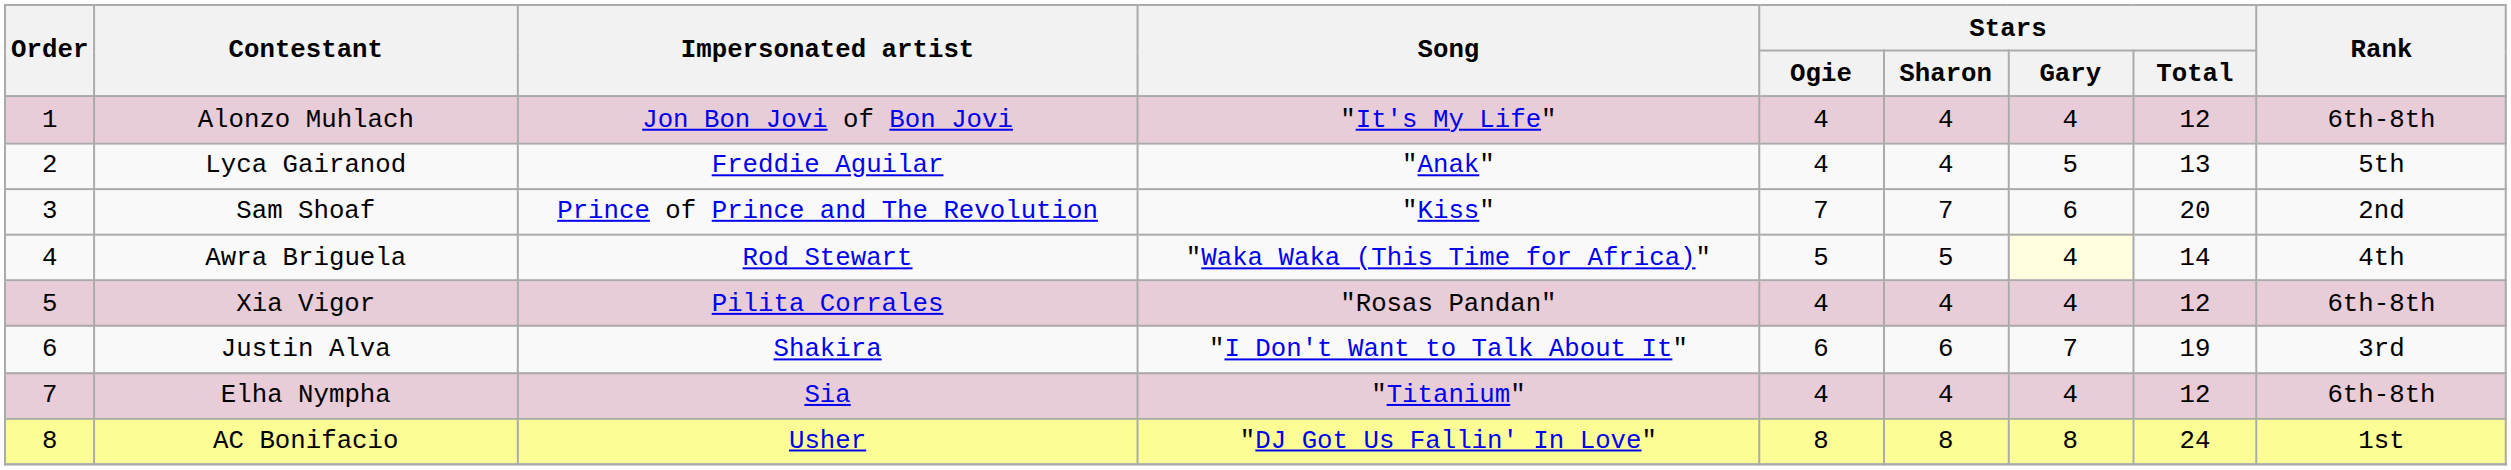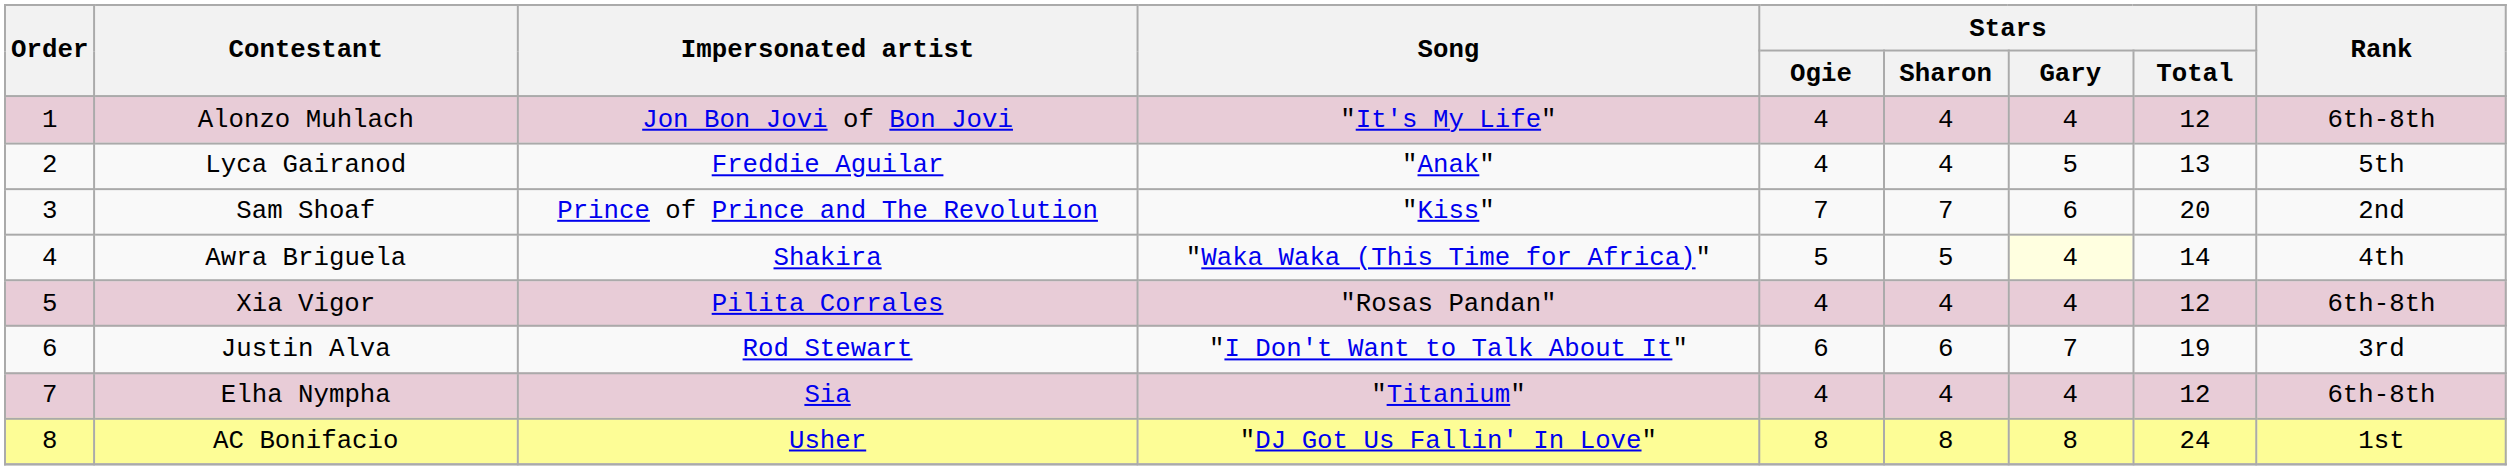(828, 258) Rod Stewart -> (828, 258) Shakira
(828, 349) Shakira -> (828, 349) Rod Stewart
